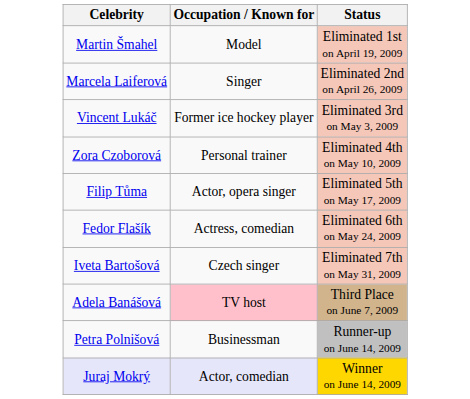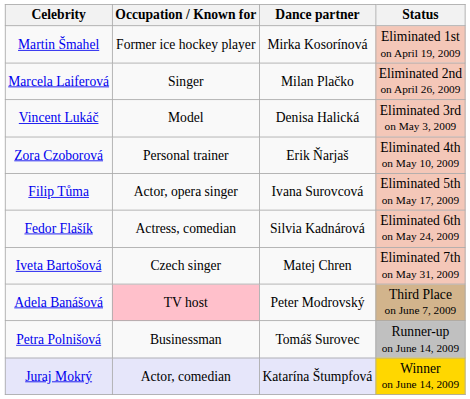+ column: (317, 15)
(244, 44) Model -> (186, 44) Former ice hockey player
(244, 118) Former ice hockey player -> (186, 118) Model
